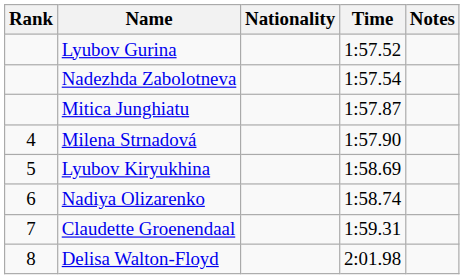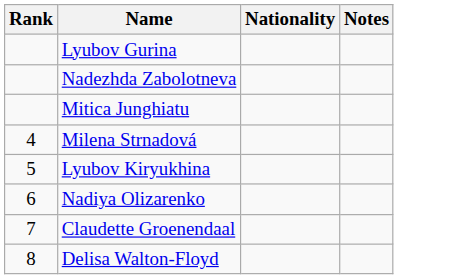- column: (373, 19)
